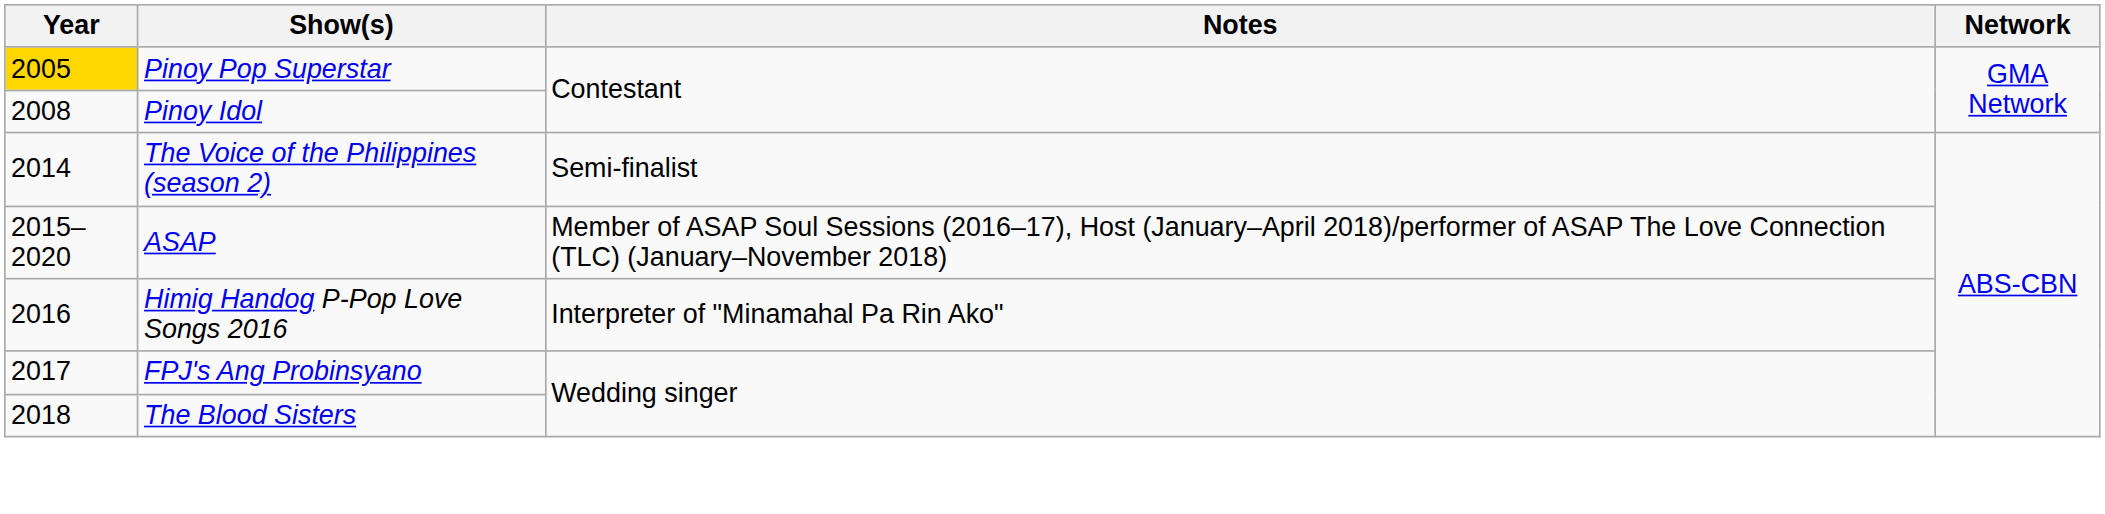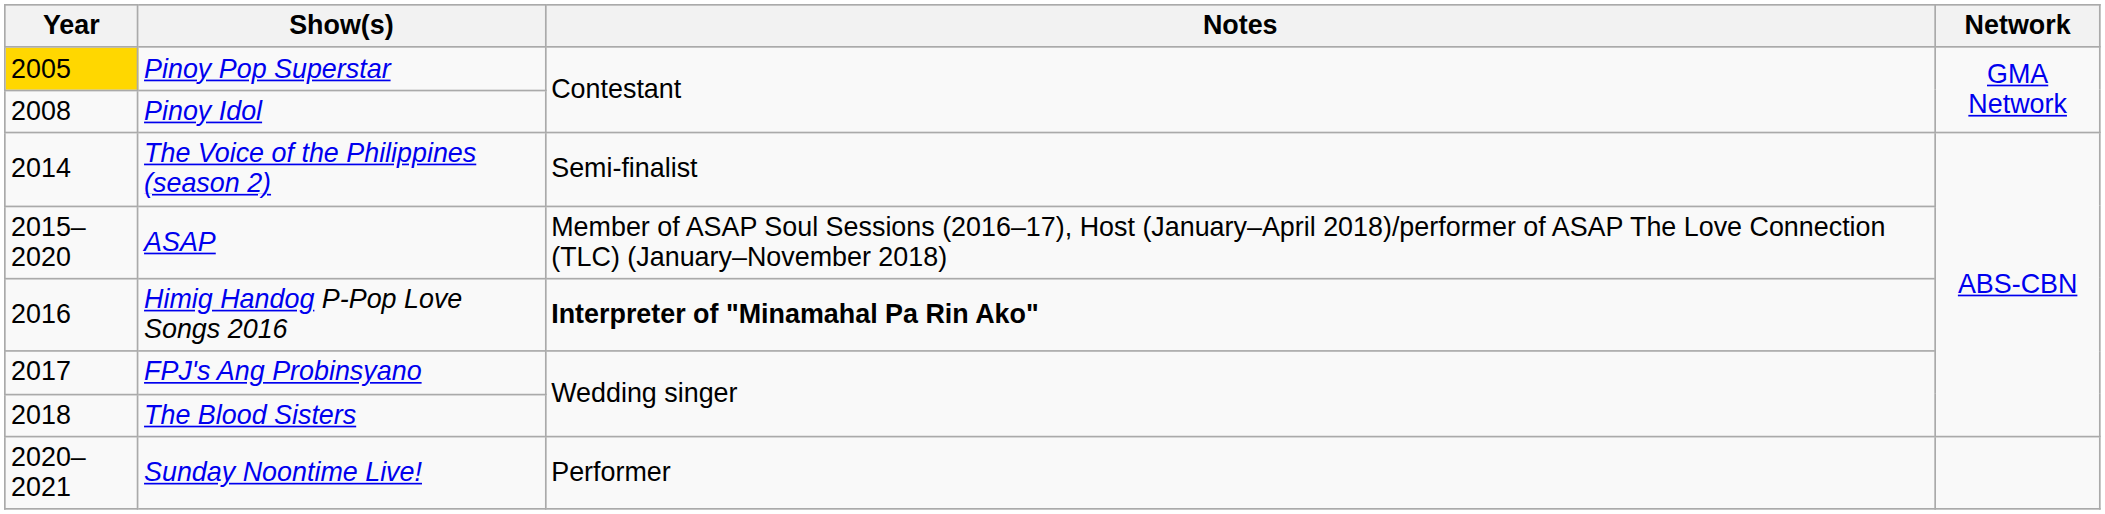(777, 314) normal -> (795, 314) bold
+ row: (283, 472)
